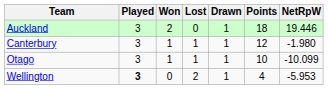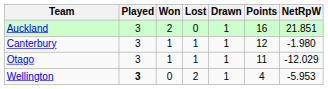(262, 28) 18 -> (262, 28) 16
(301, 28) 19.446 -> (301, 28) 21.851
(262, 60) 10 -> (262, 60) 11
(301, 60) -10.099 -> (301, 60) -12.029
